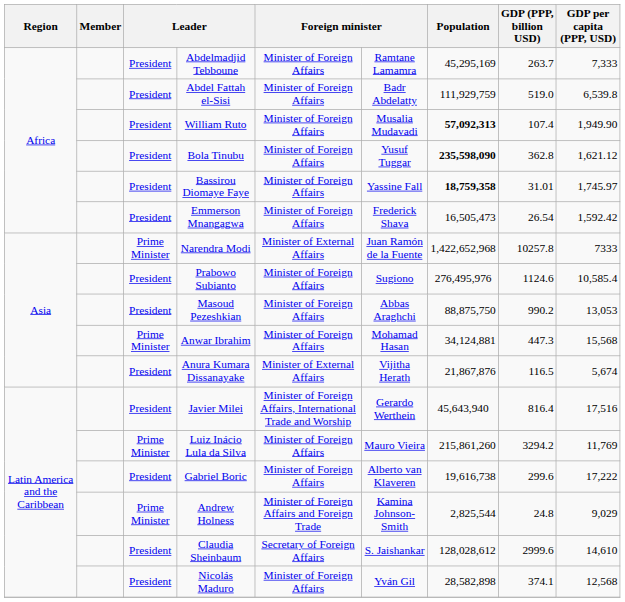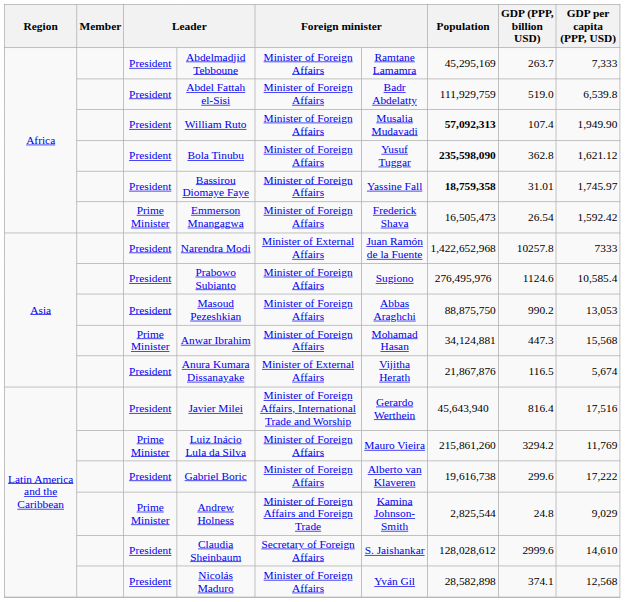(150, 217) President -> (150, 217) Prime Minister
(150, 248) Prime Minister -> (150, 248) President
